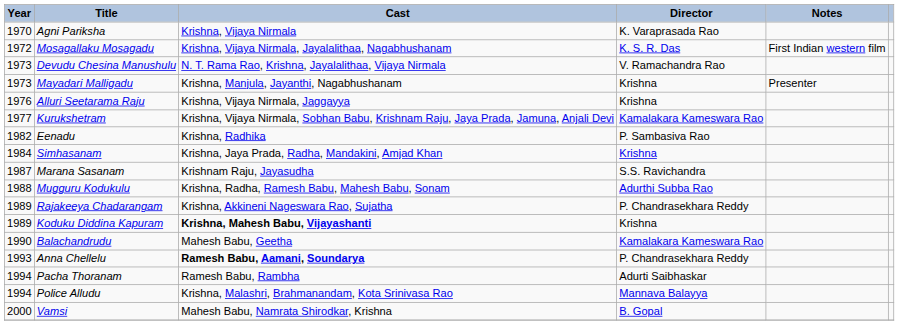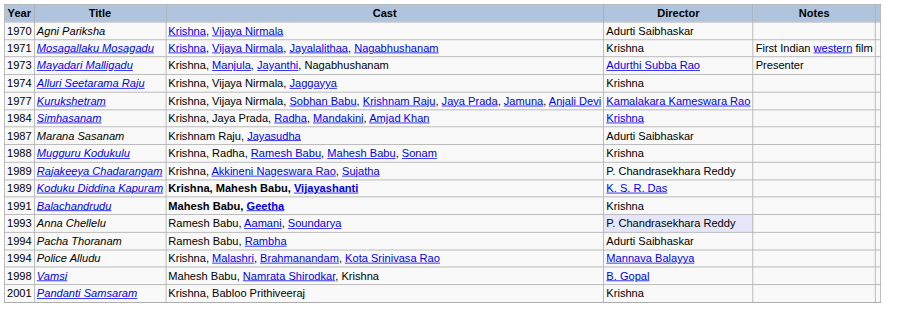(669, 31) K. Varaprasada Rao -> (650, 31) Adurti Saibhaskar
(19, 49) 1972 -> (19, 49) 1971
(650, 49) K. S. R. Das -> (625, 49) Krishna
- row: (106, 66)
(638, 84) Krishna -> (653, 66) Adurthi Subba Rao
(19, 101) 1976 -> (19, 84) 1974
- row: (56, 136)
(662, 171) S.S. Ravichandra -> (650, 136) Adurti Saibhaskar
(666, 189) Adurthi Subba Rao -> (625, 154) Krishna
(638, 224) Krishna -> (637, 189) K. S. R. Das
(19, 241) 1990 -> (19, 206) 1991
(237, 241) normal -> (226, 206) bold
(691, 241) Kamalakara Kameswara Rao -> (625, 206) Krishna
(273, 259) bold -> (255, 224) normal
(684, 259) no background -> (671, 224) lavender background
(19, 311) 2000 -> (19, 276) 1998
+ row: (87, 294)
